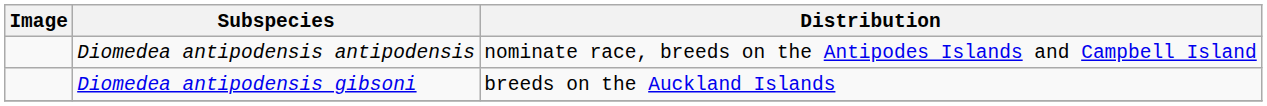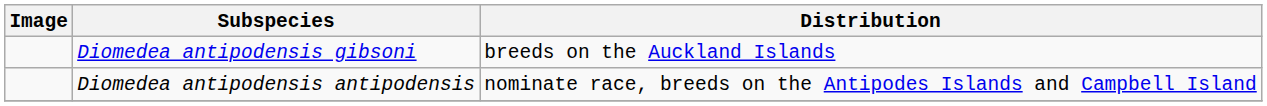rows swapped: (276, 52) <-> (247, 84)
